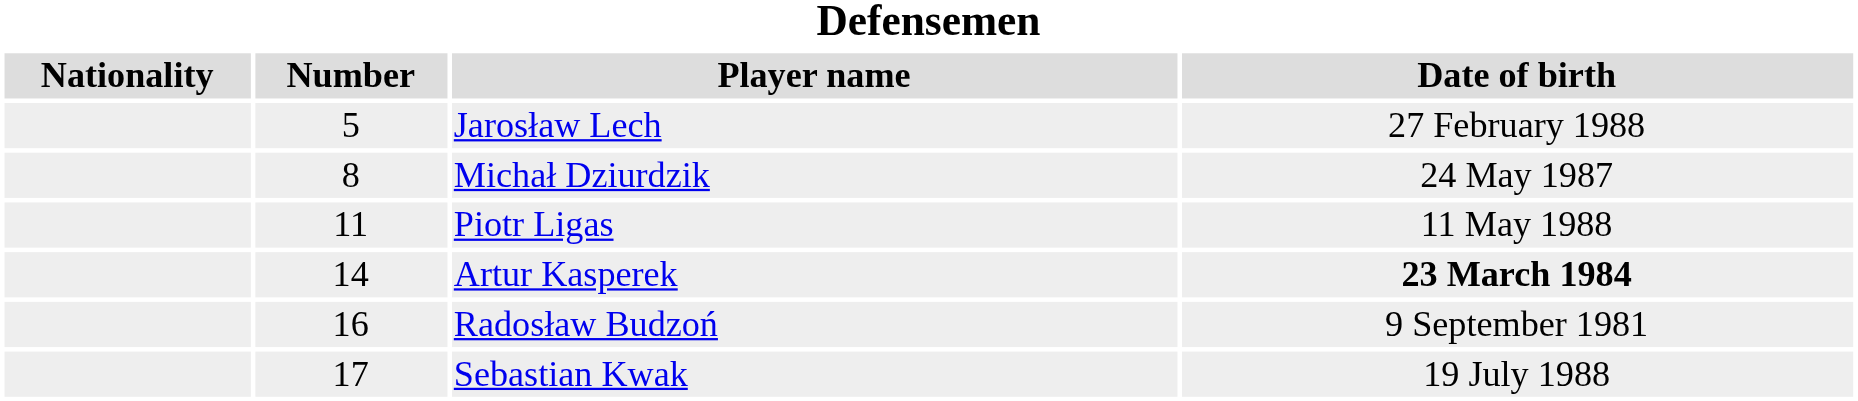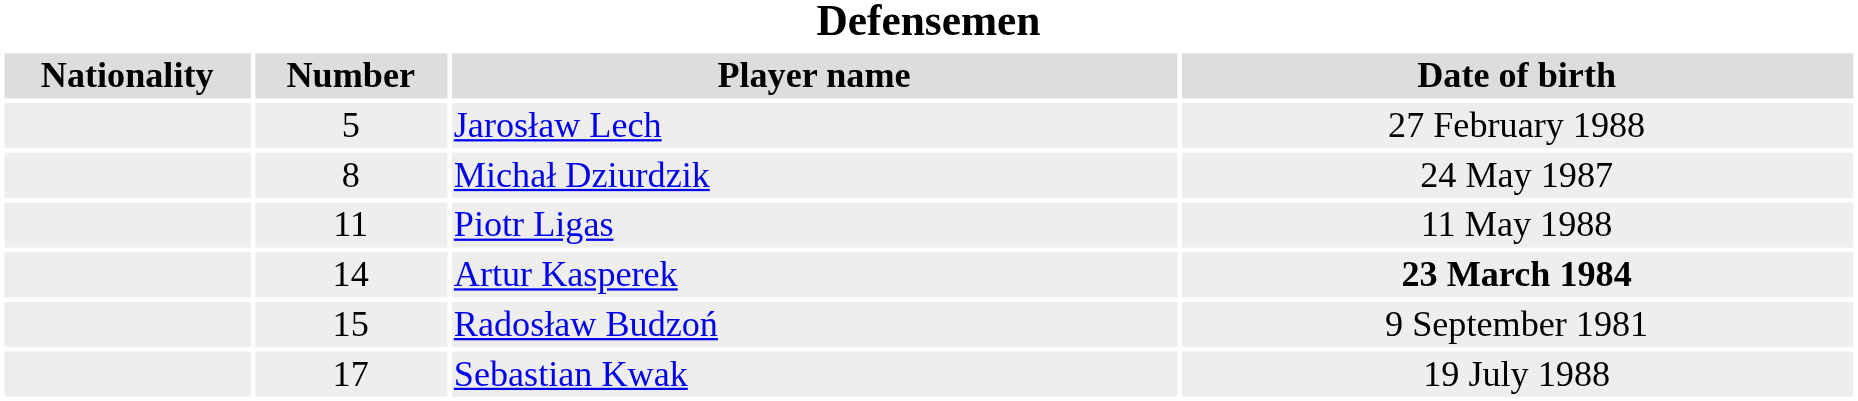(351, 323) 16 -> (351, 323) 15
